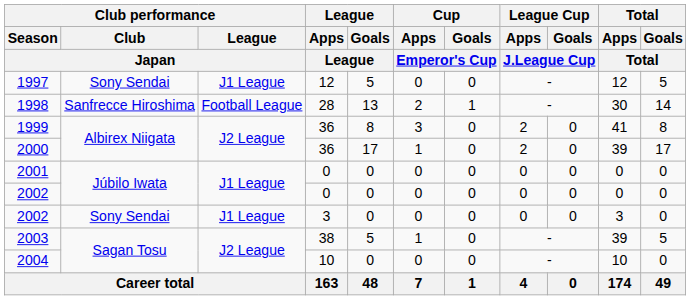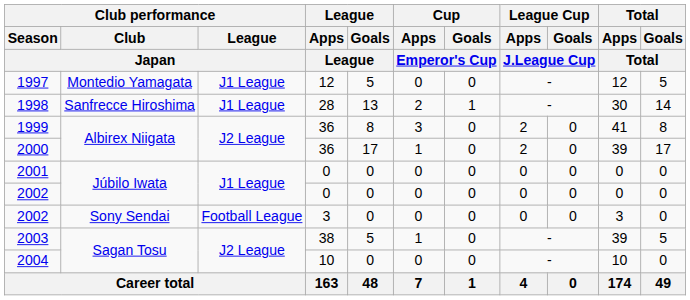(130, 82) Sony Sendai -> (130, 82) Montedio Yamagata
(252, 104) Football League -> (252, 104) J1 League
(252, 216) J1 League -> (252, 216) Football League
